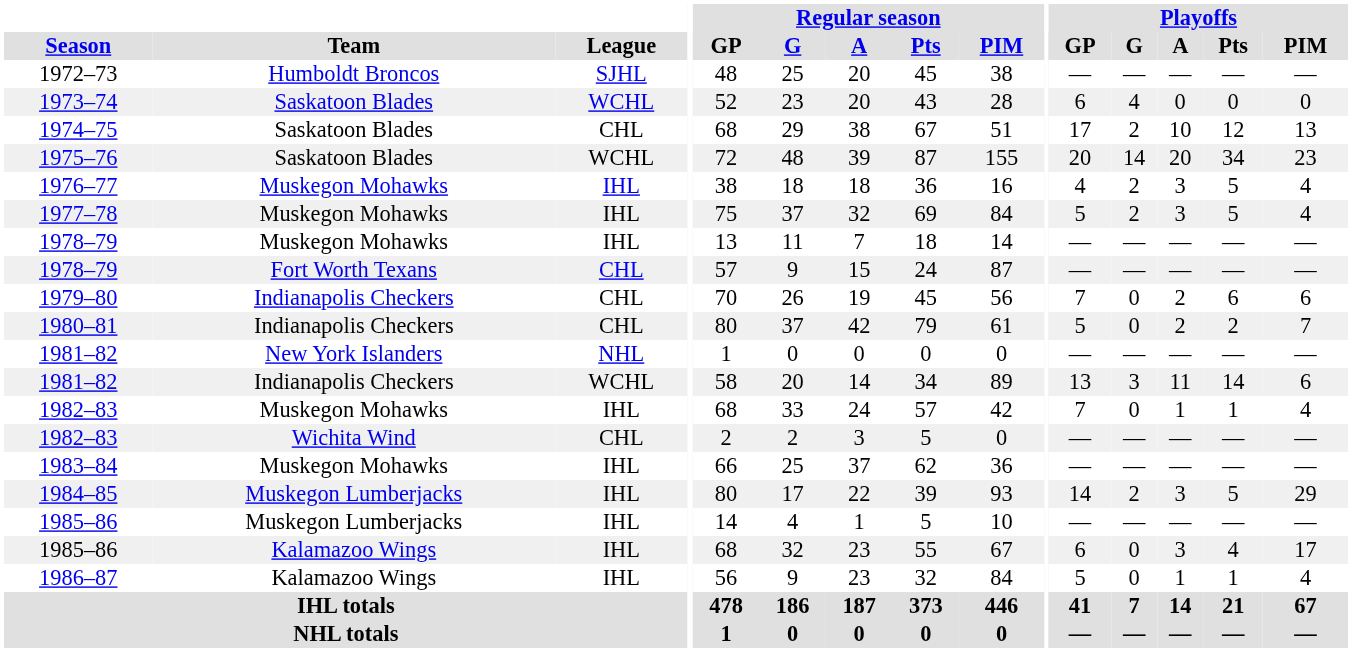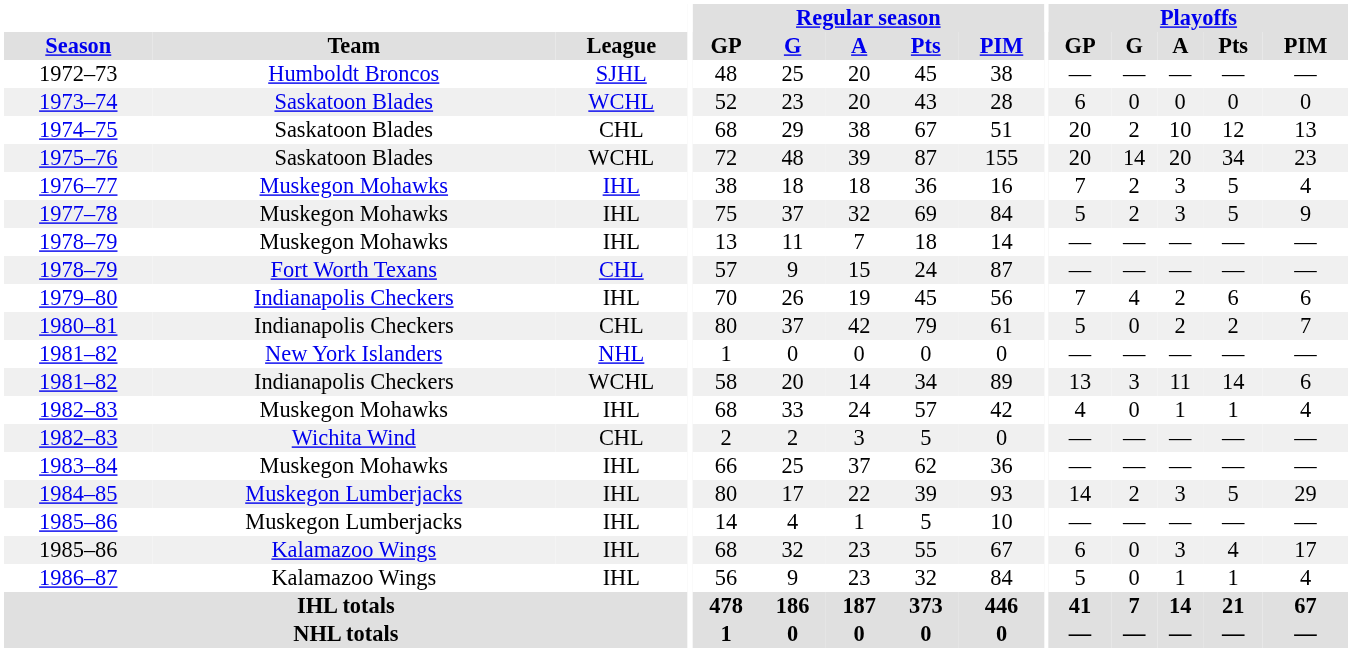(1134, 101) 4 -> (1134, 101) 0
(1080, 129) 17 -> (1080, 129) 20
(1080, 185) 4 -> (1080, 185) 7
(1306, 213) 4 -> (1306, 213) 9
(621, 297) CHL -> (621, 297) IHL
(1134, 297) 0 -> (1134, 297) 4
(1080, 409) 7 -> (1080, 409) 4
